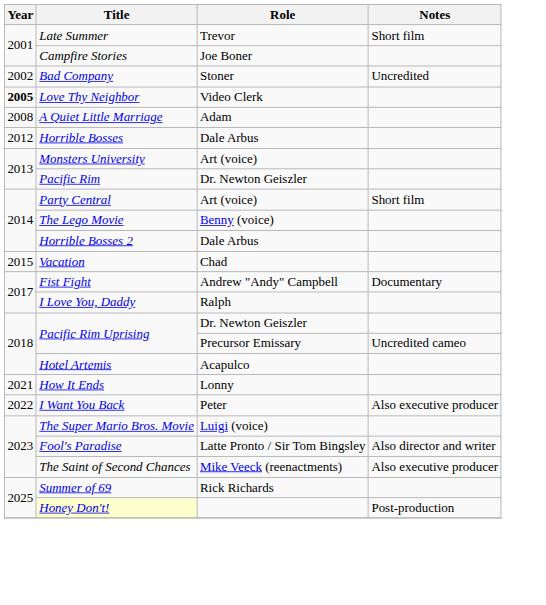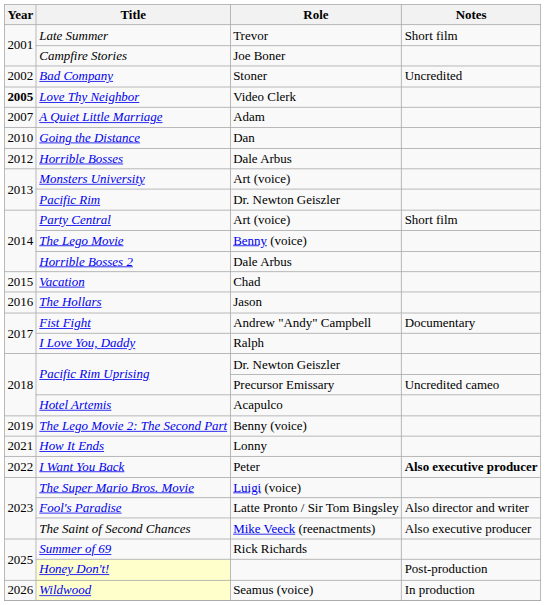(20, 117) 2008 -> (20, 117) 2007
+ row: (90, 138)
+ row: (70, 302)
+ row: (133, 425)
(435, 405) normal -> (471, 466) bold
+ row: (65, 590)
